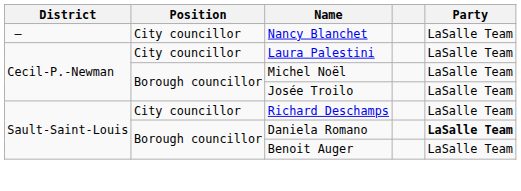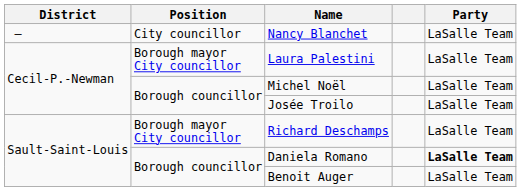(187, 53) City councillor -> (187, 59) Borough mayor City councillor
(187, 110) City councillor -> (187, 131) Borough mayor City councillor
